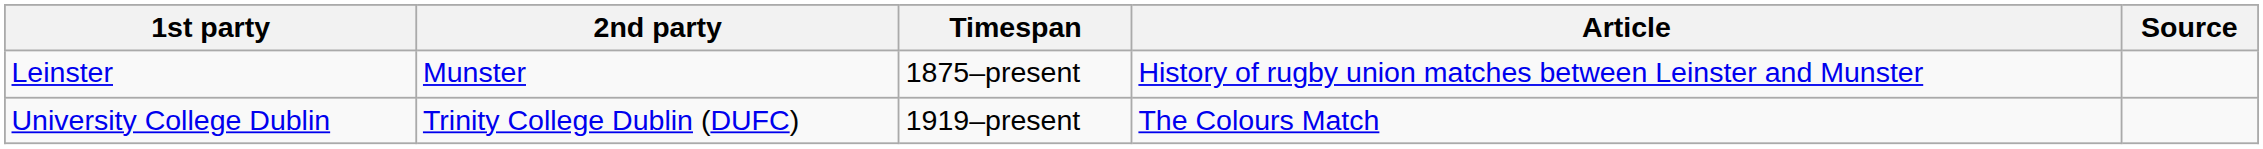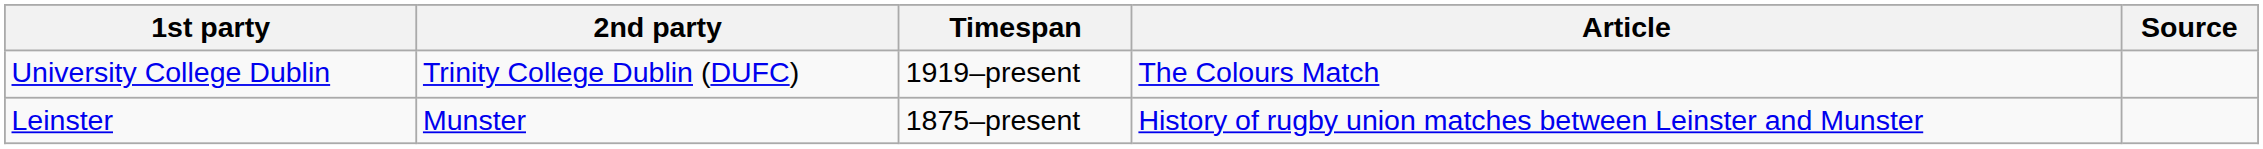rows swapped: (62, 73) <-> (171, 119)
